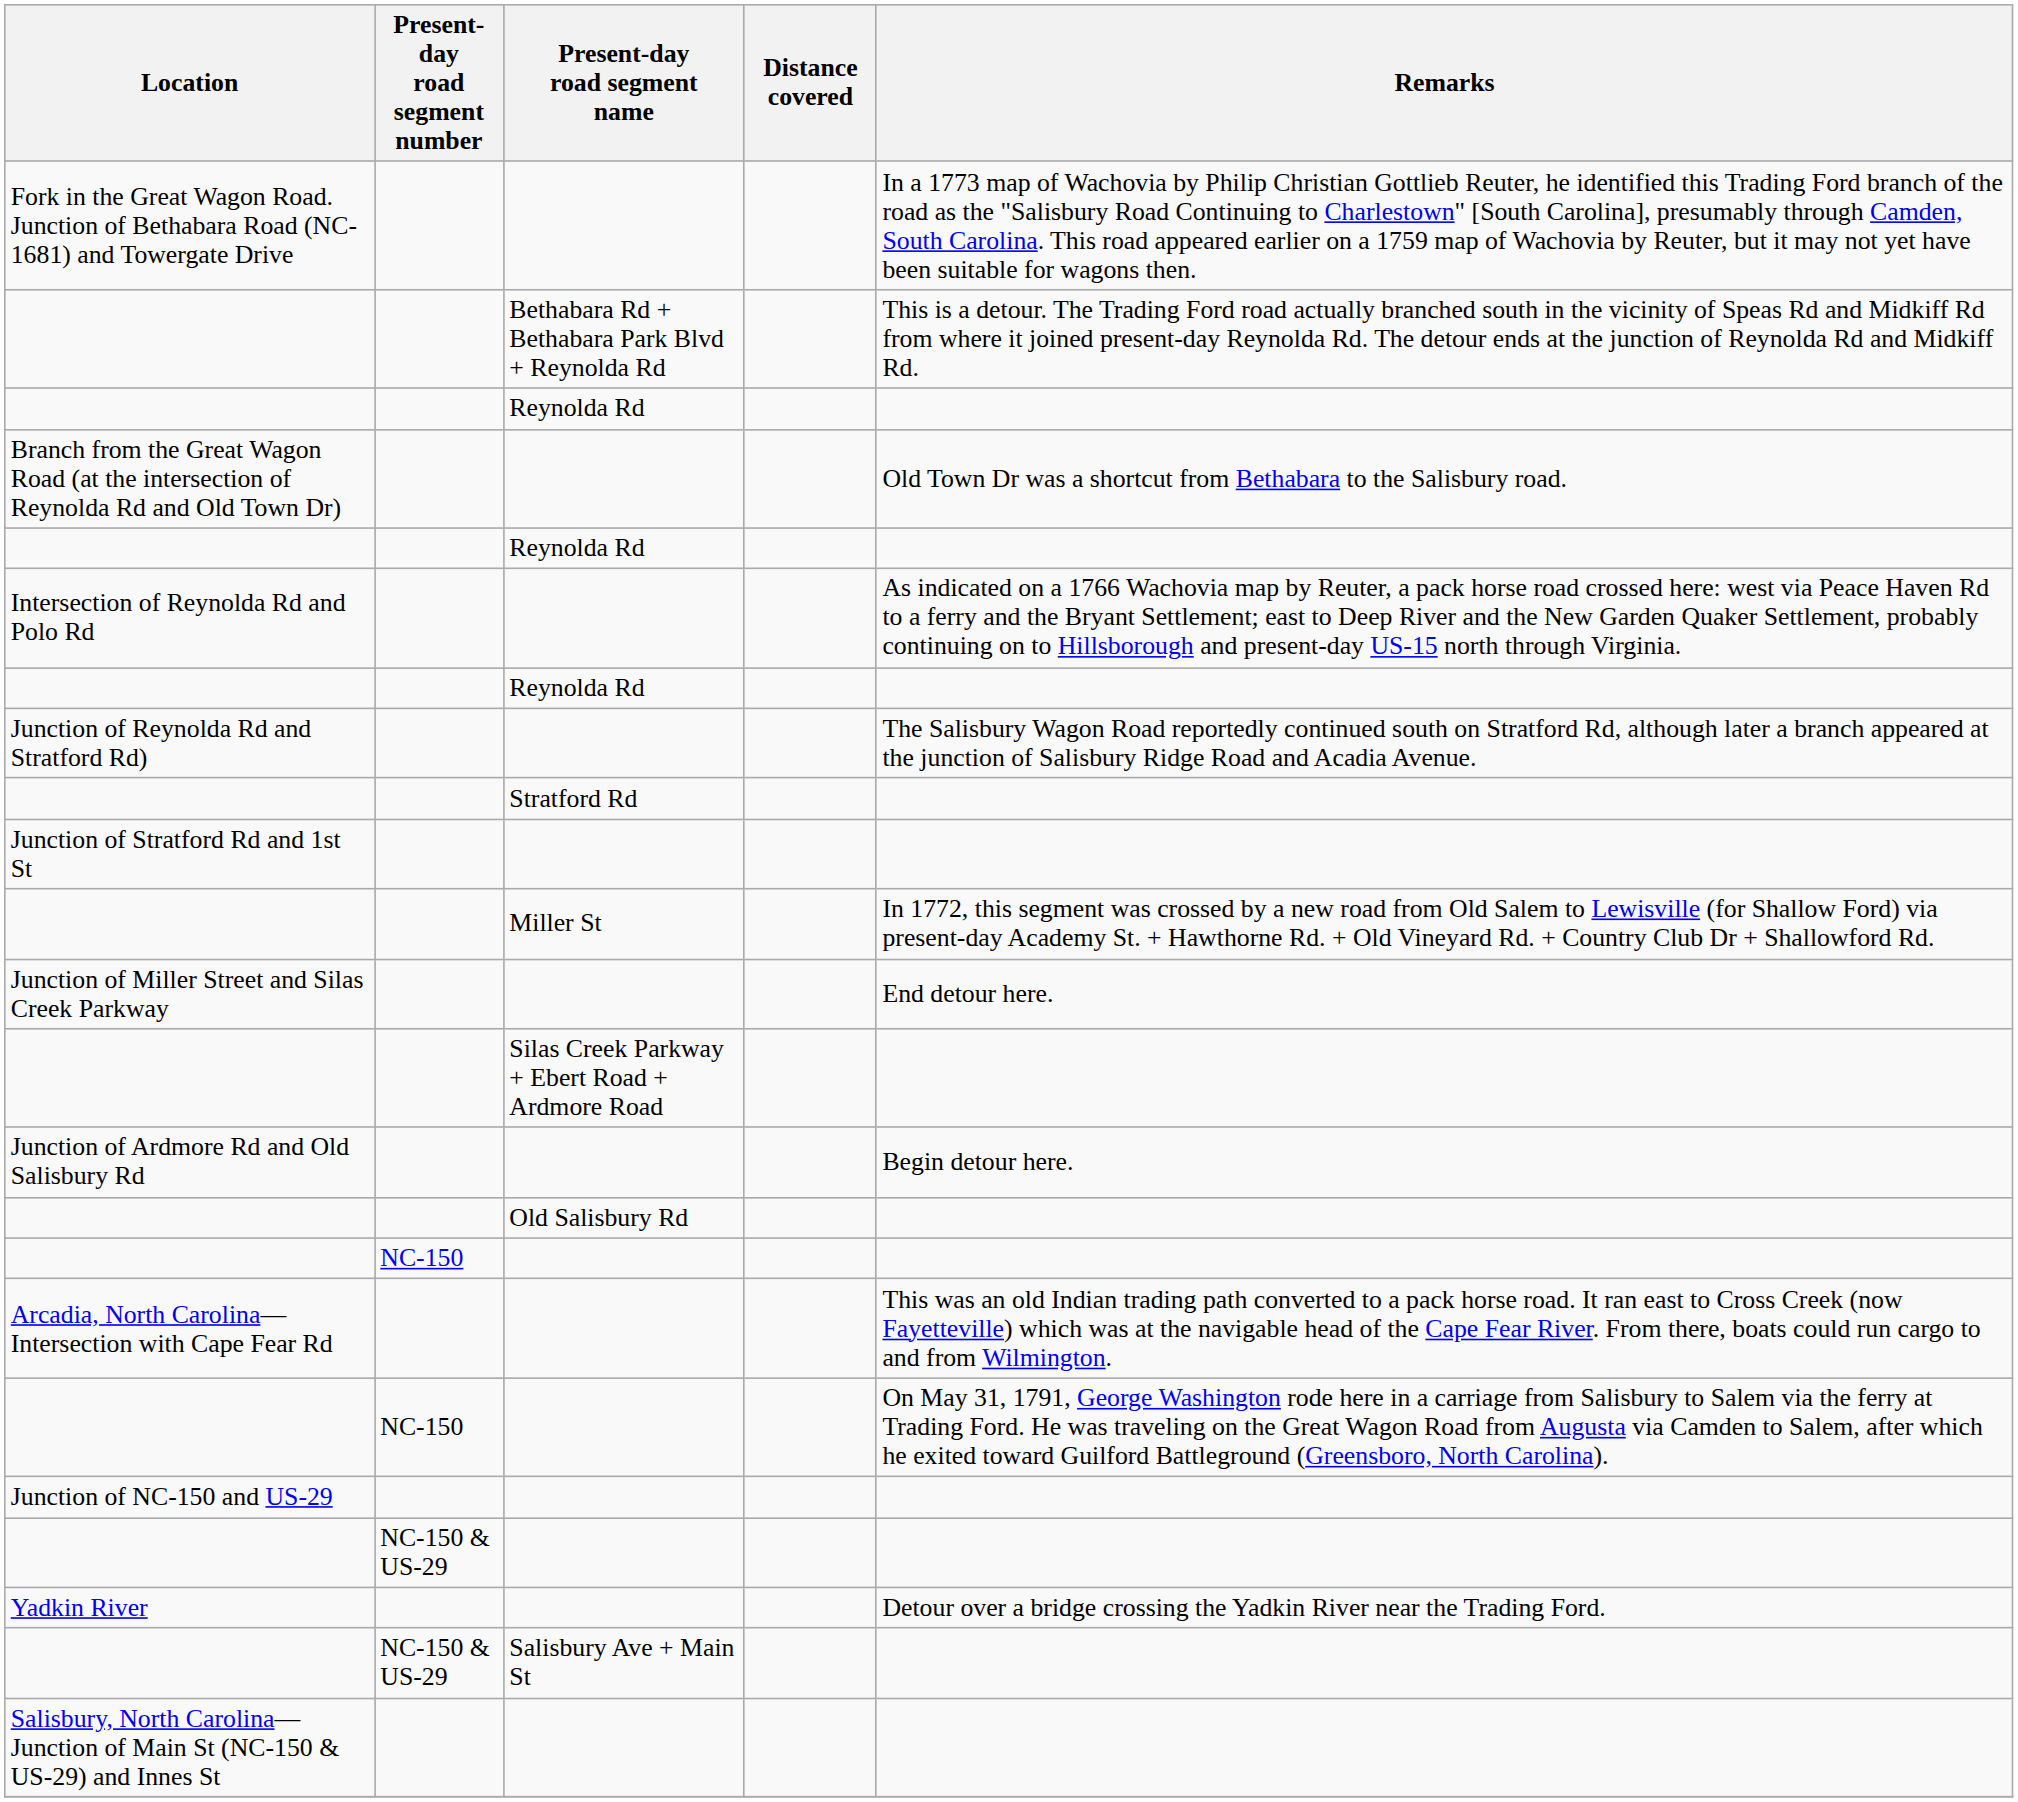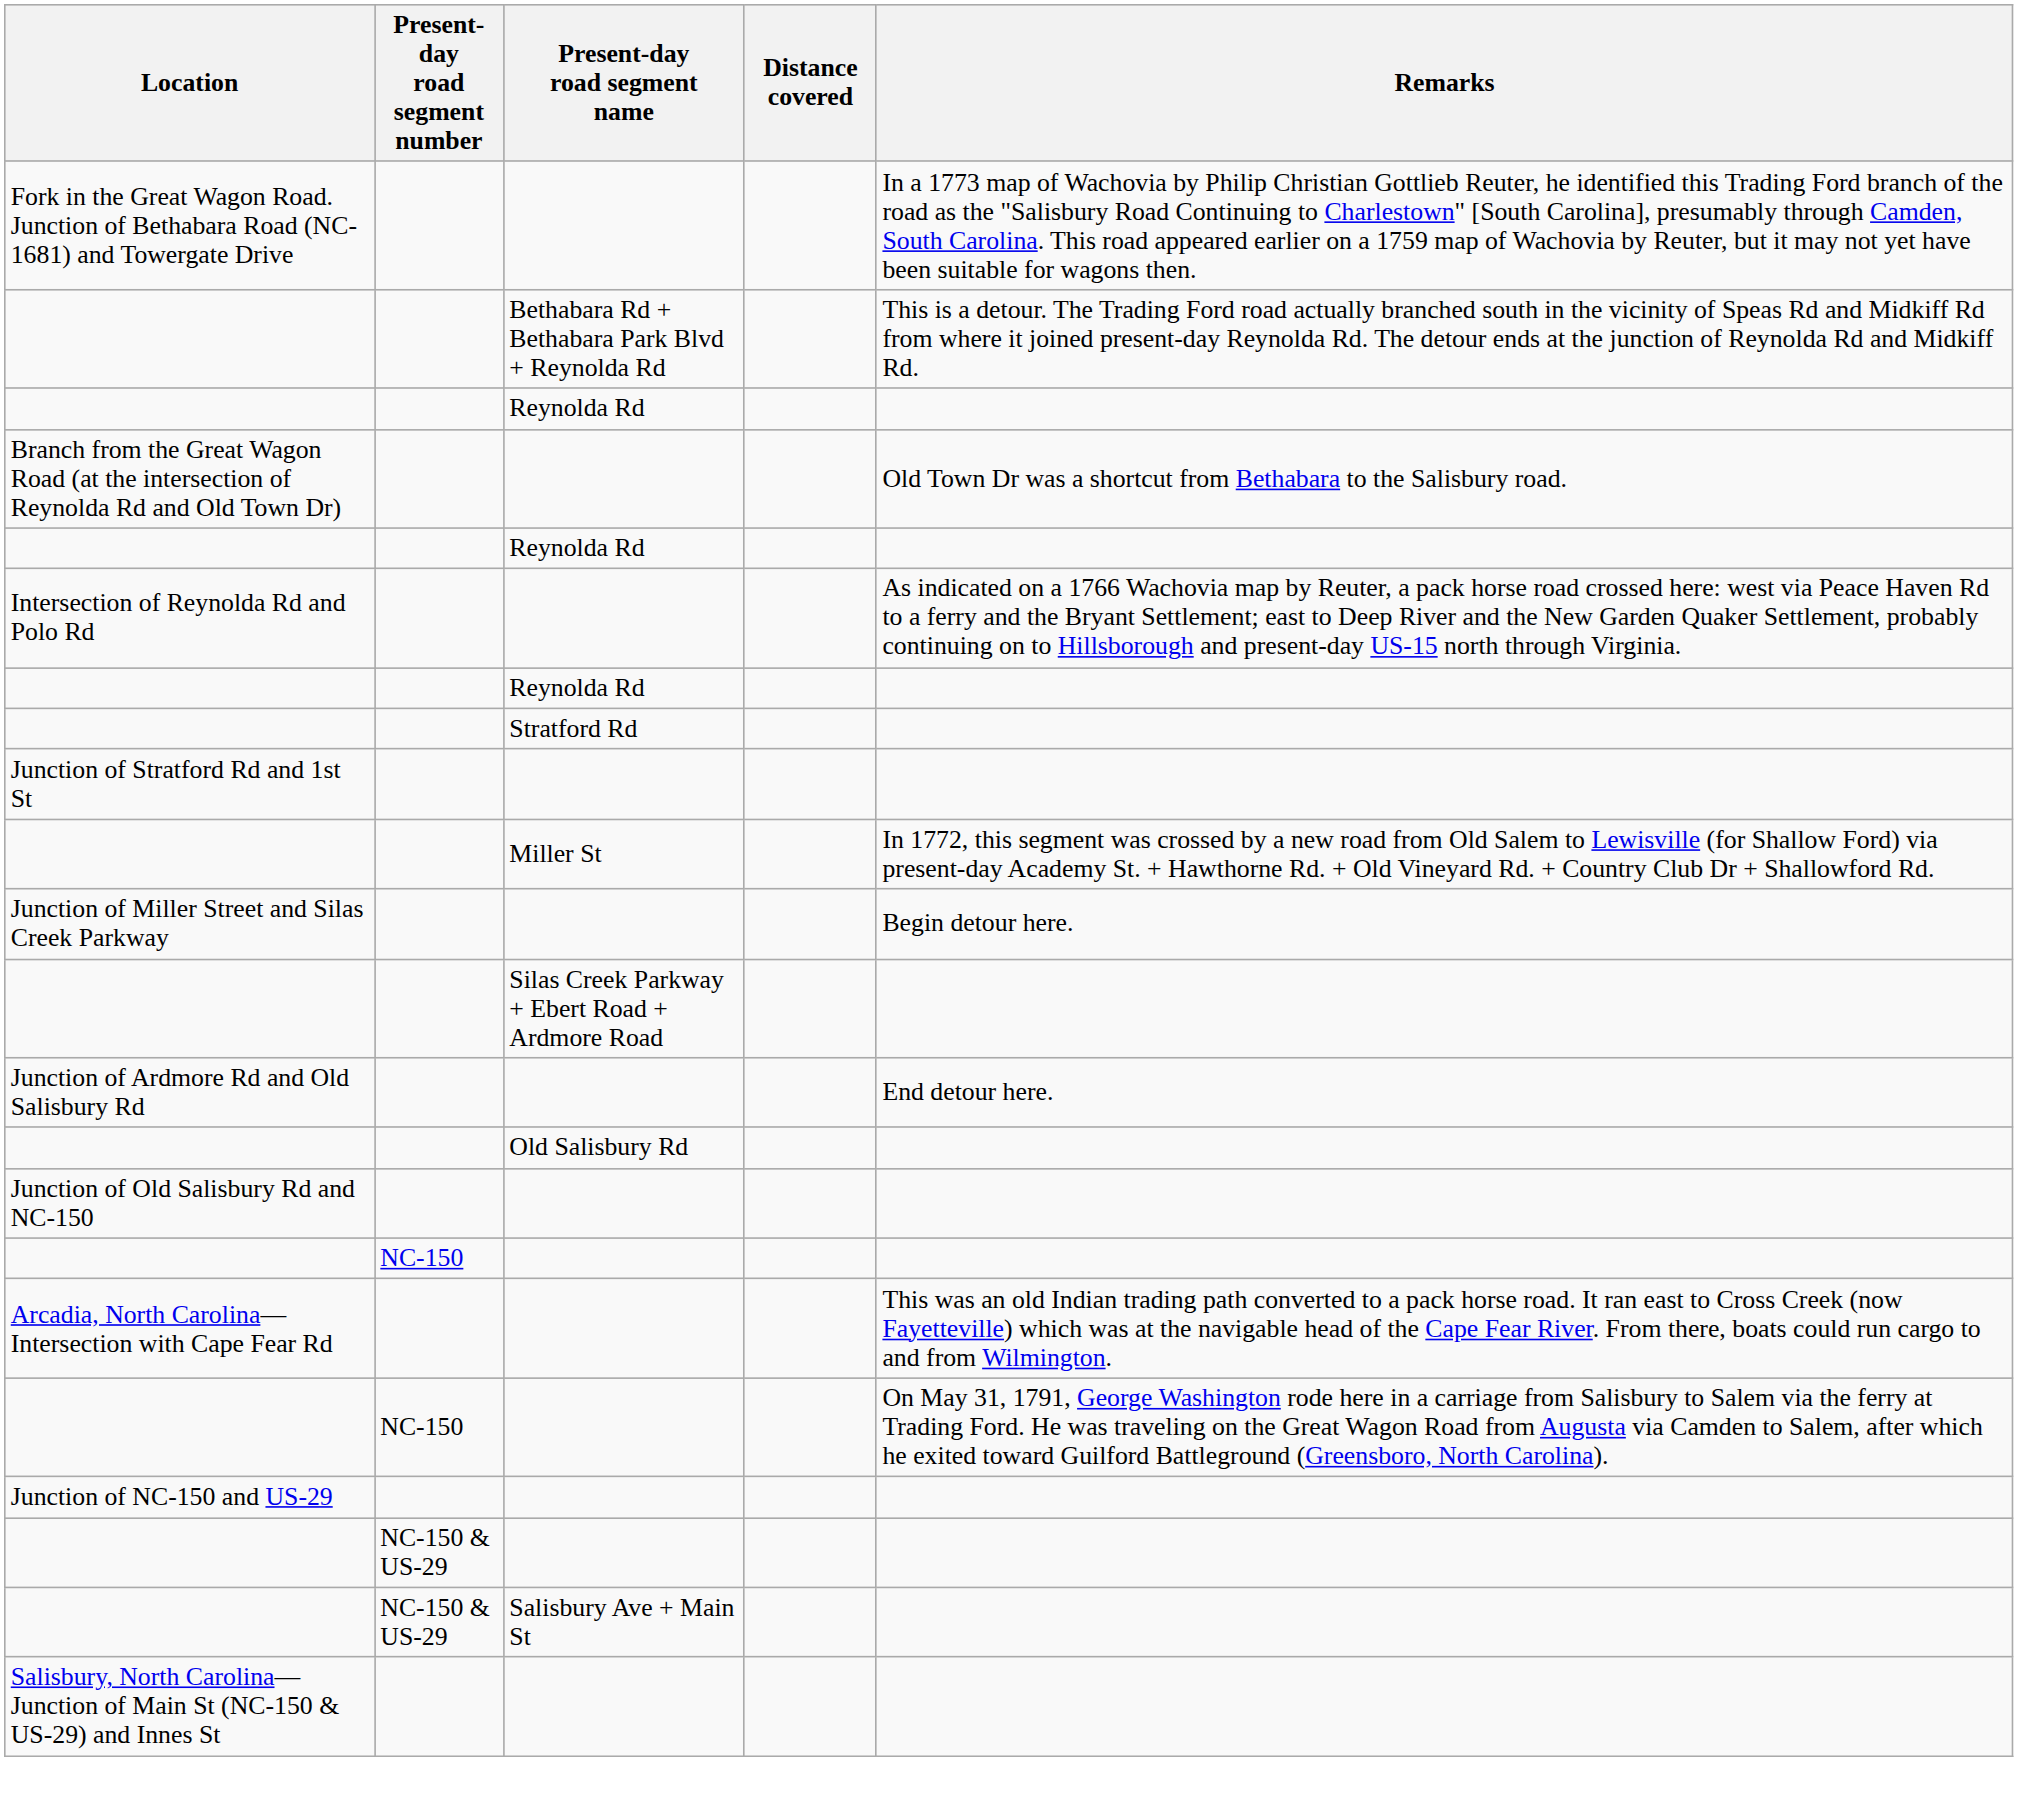- row: (161, 742)
(968, 993) End detour here. -> (978, 923) Begin detour here.
(978, 1161) Begin detour here. -> (968, 1092) End detour here.
+ row: (183, 1202)
- row: (79, 1607)
